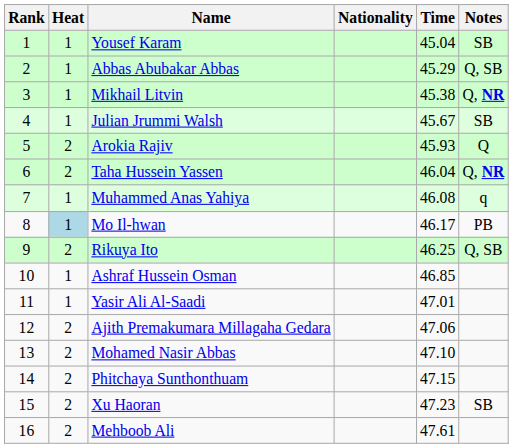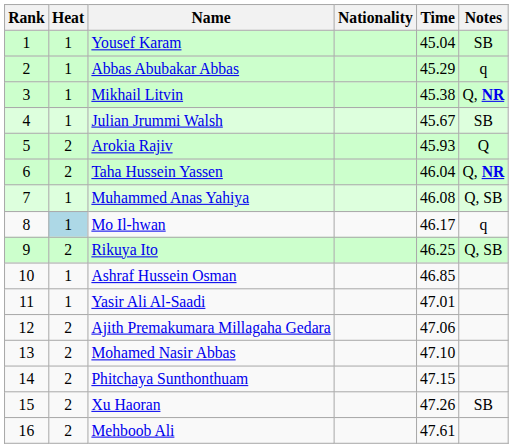(483, 69) Q, SB -> (483, 69) q
(483, 198) q -> (483, 198) Q, SB
(483, 224) PB -> (483, 224) q
(438, 404) 47.23 -> (438, 404) 47.26
